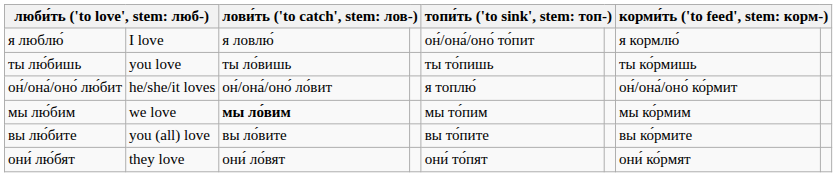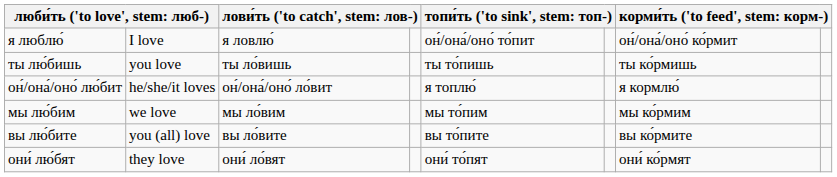(649, 40) я кормлю́ -> (678, 40) он́/она́/оно́ ко́рмит
(678, 87) он́/она́/оно́ ко́рмит -> (649, 87) я кормлю́
(256, 111) bold -> (254, 111) normal
